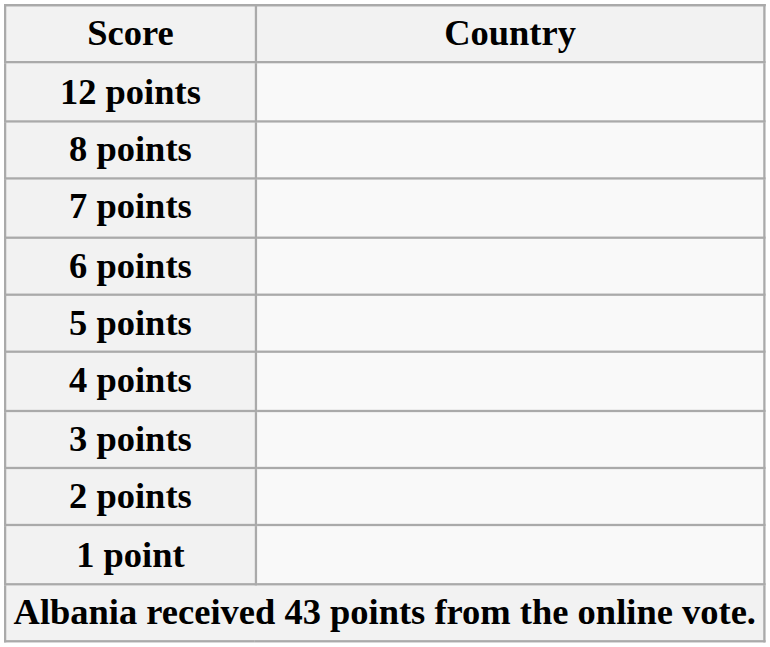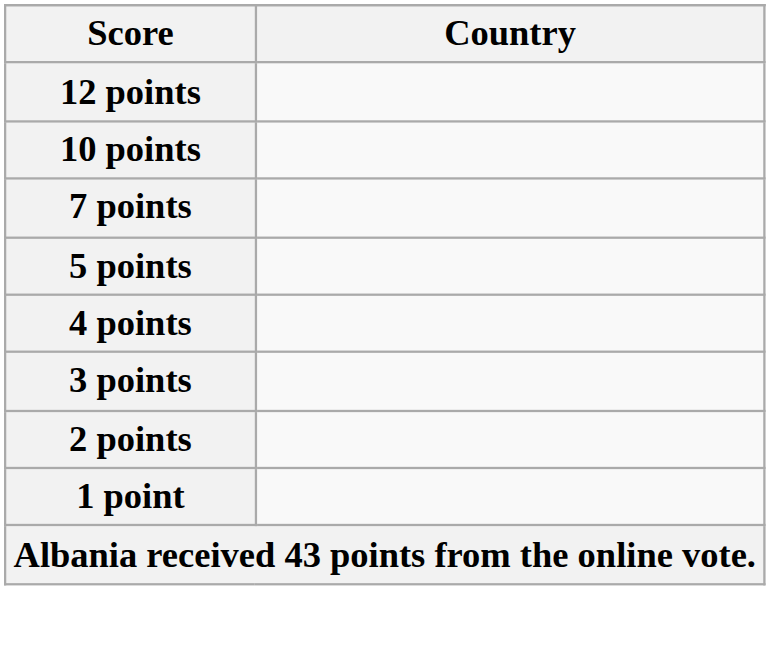+ row: (130, 149)
- row: (130, 149)
- row: (130, 264)
